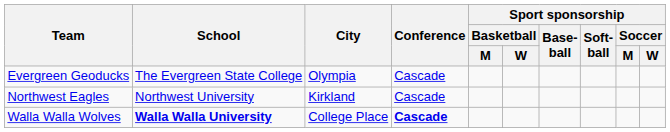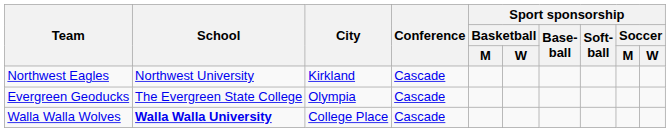rows swapped: (68, 76) <-> (58, 96)
(421, 117) bold -> (420, 117) normal
